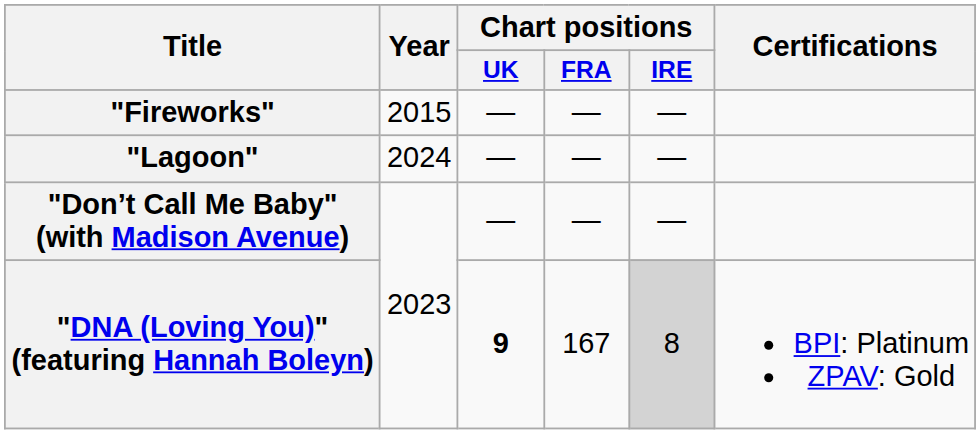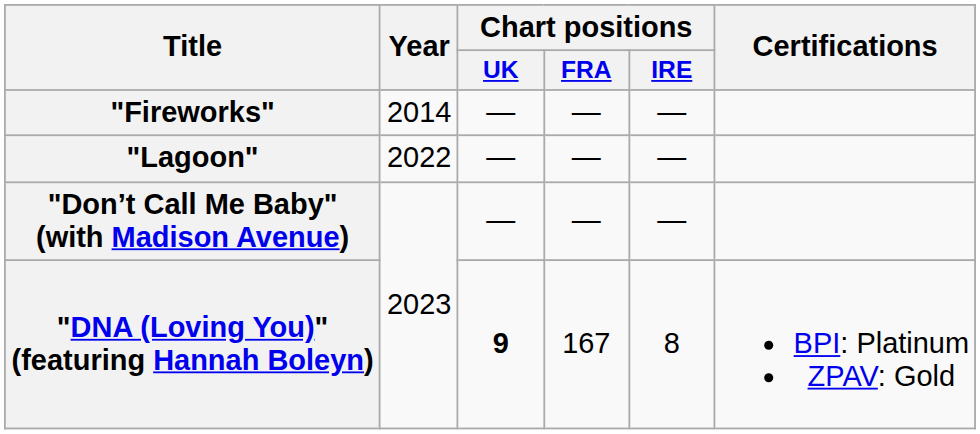(419, 112) 2015 -> (419, 112) 2014
(419, 158) 2024 -> (419, 158) 2022
(672, 344) lightgrey background -> (672, 344) no background
